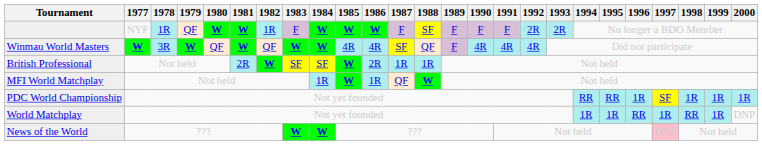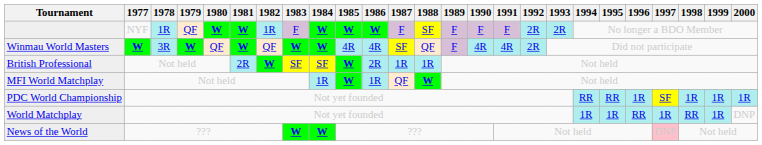(533, 47) 4R -> (533, 47) 2R
